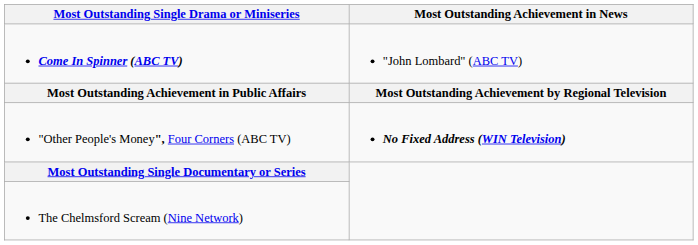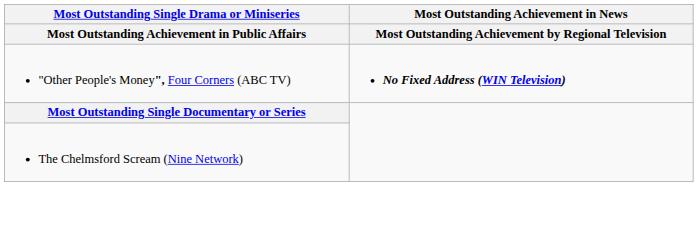- row: (177, 61)
